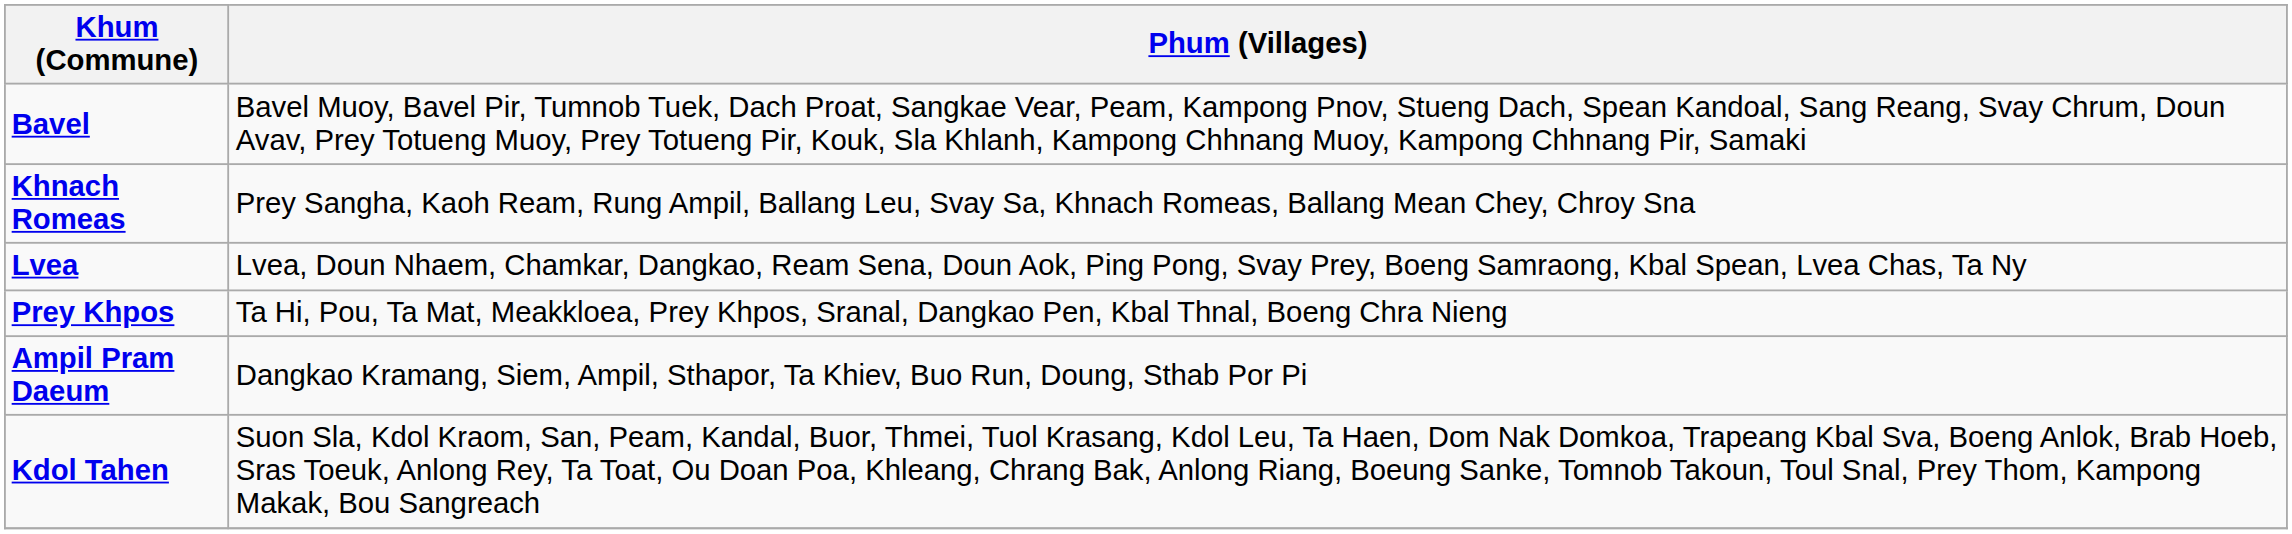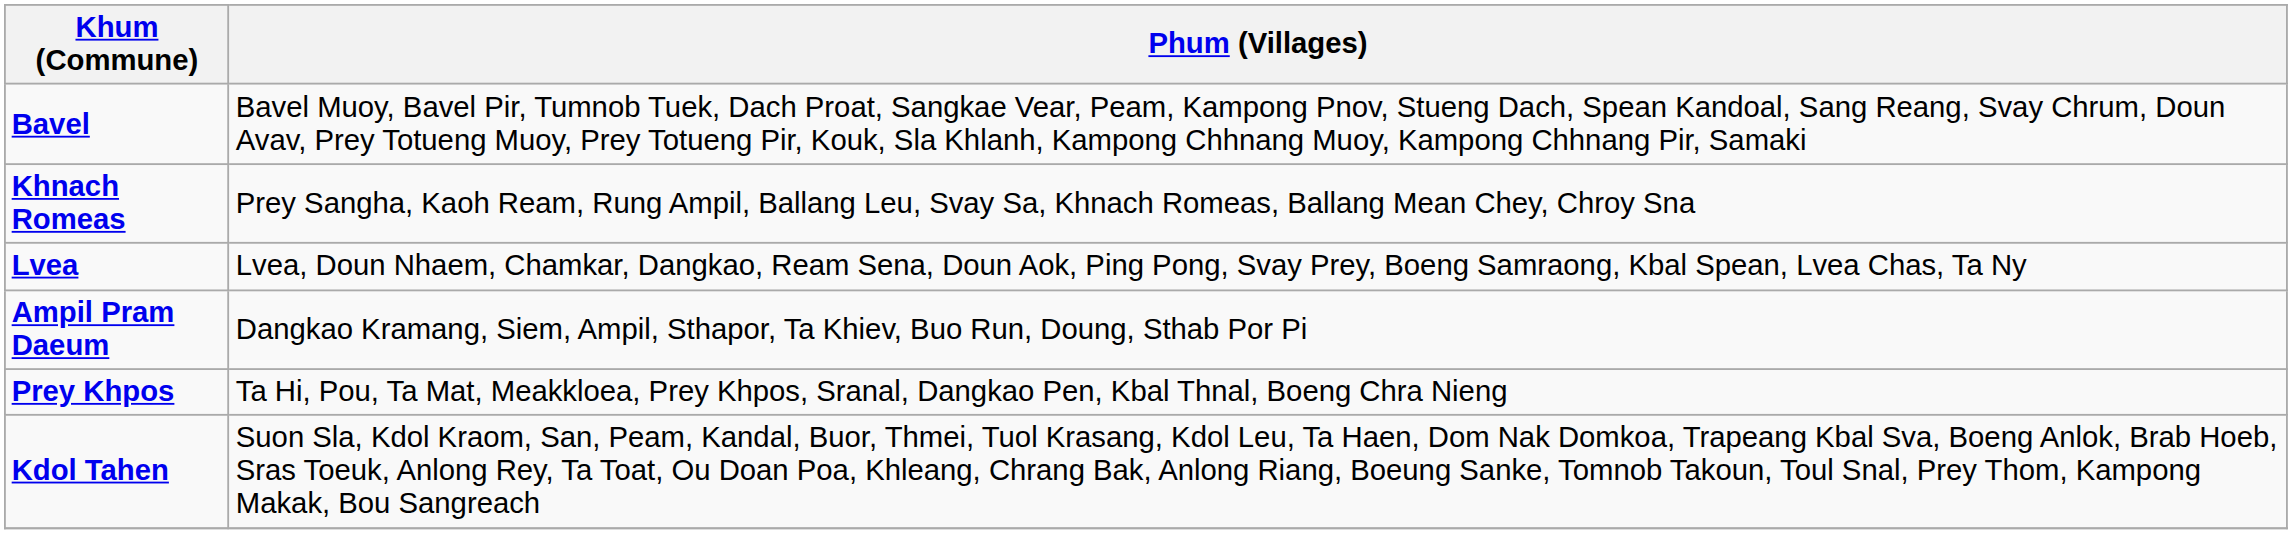rows swapped: (93, 312) <-> (93, 375)
